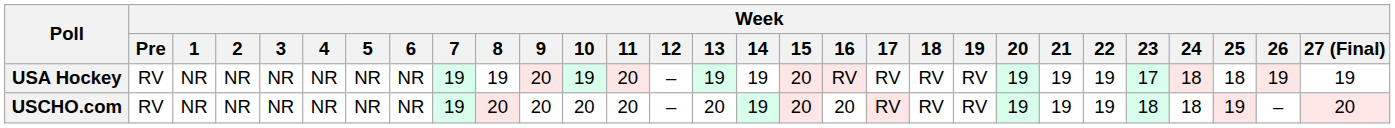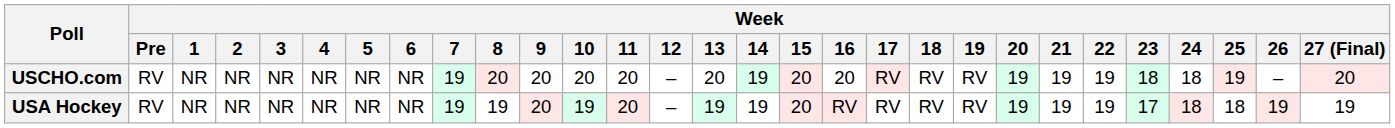rows swapped: (67, 107) <-> (67, 78)
